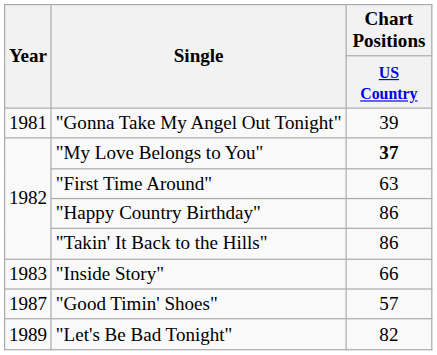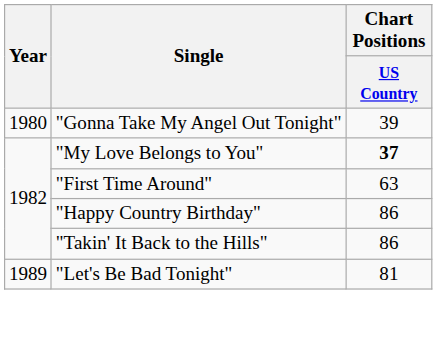(28, 122) 1981 -> (28, 122) 1980
- row: (110, 273)
- row: (137, 304)
(389, 334) 82 -> (389, 273) 81
